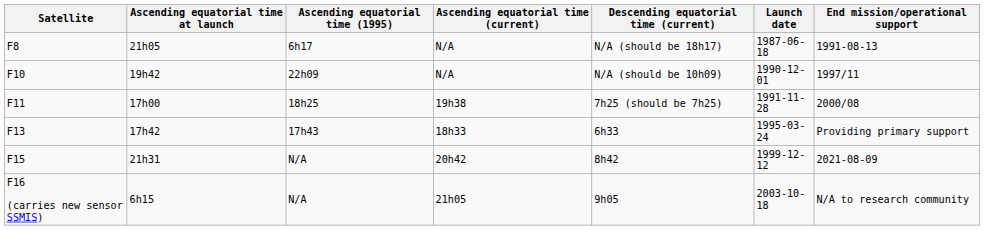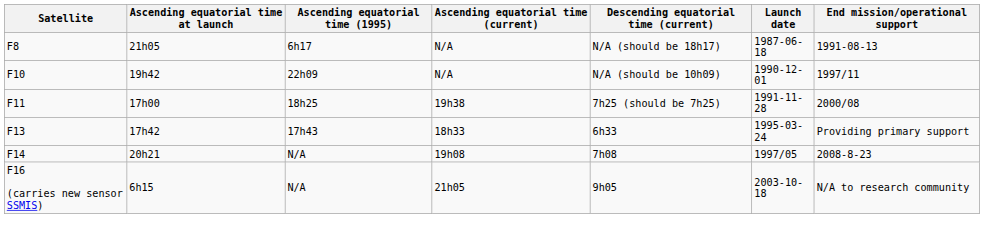+ row: (16, 154)
- row: (16, 160)
